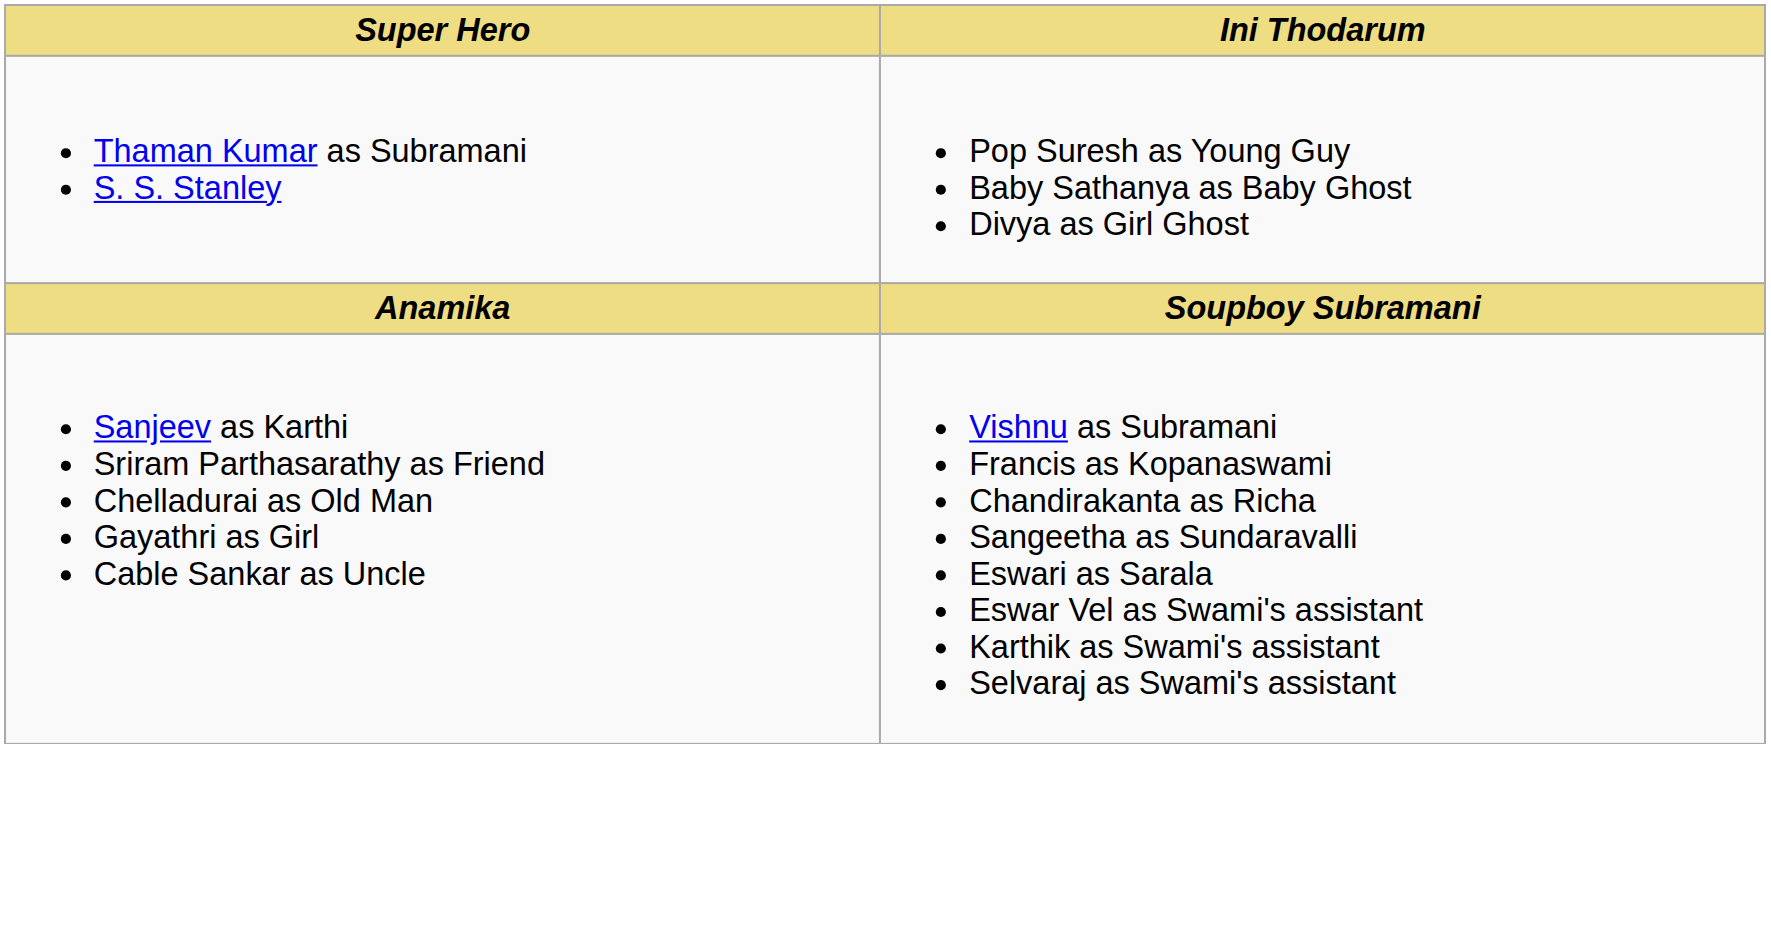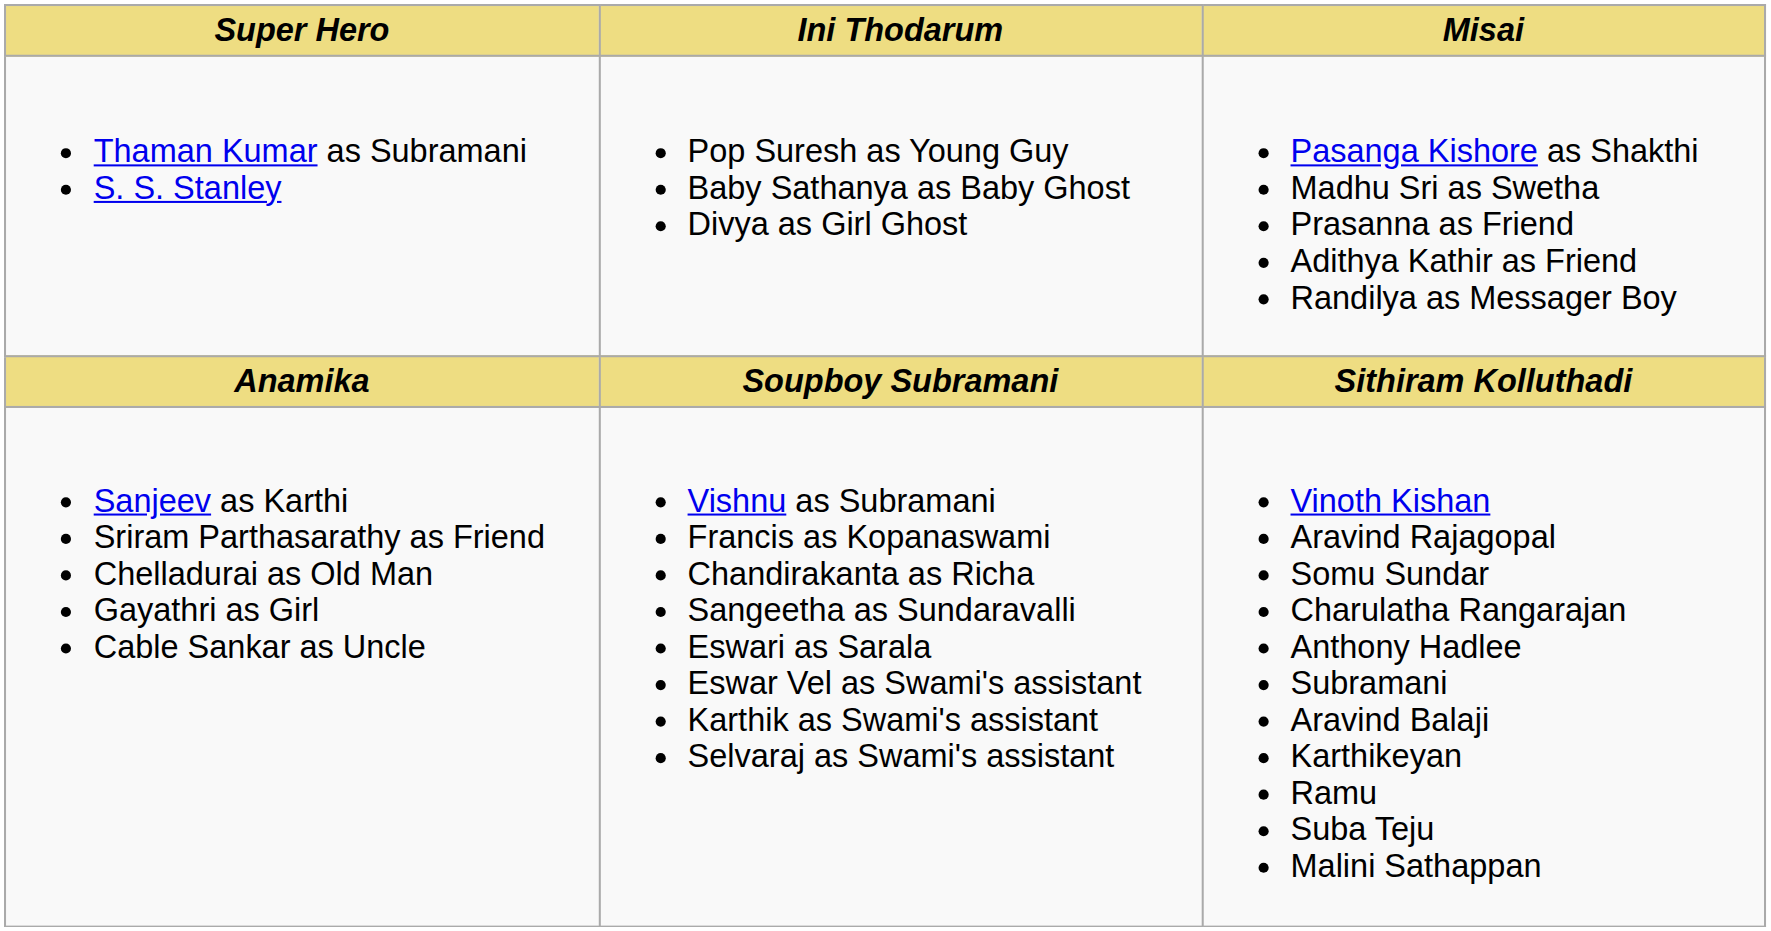+ column: (1483, 30)
